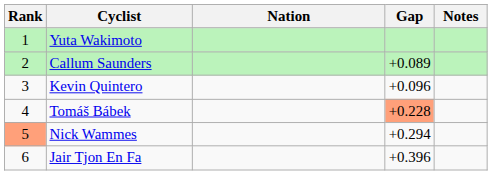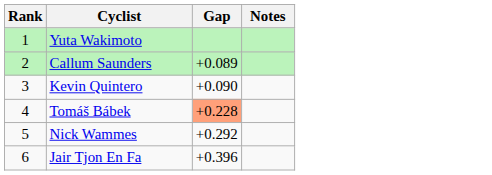- column: (289, 16)
(410, 87) +0.096 -> (217, 87) +0.090
(25, 134) lightsalmon background -> (25, 134) no background
(410, 134) +0.294 -> (217, 134) +0.292
